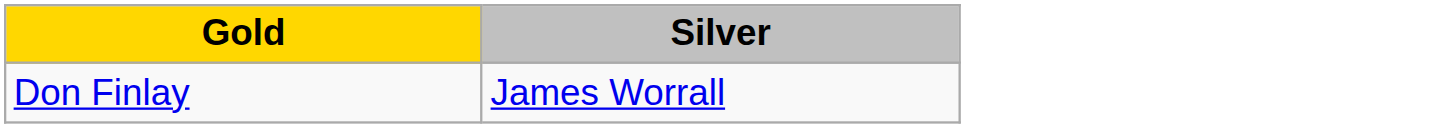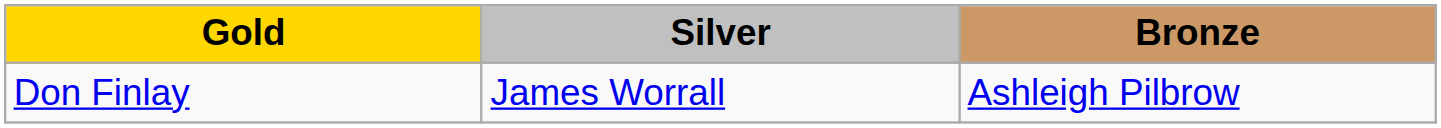+ column: (1198, 33)
